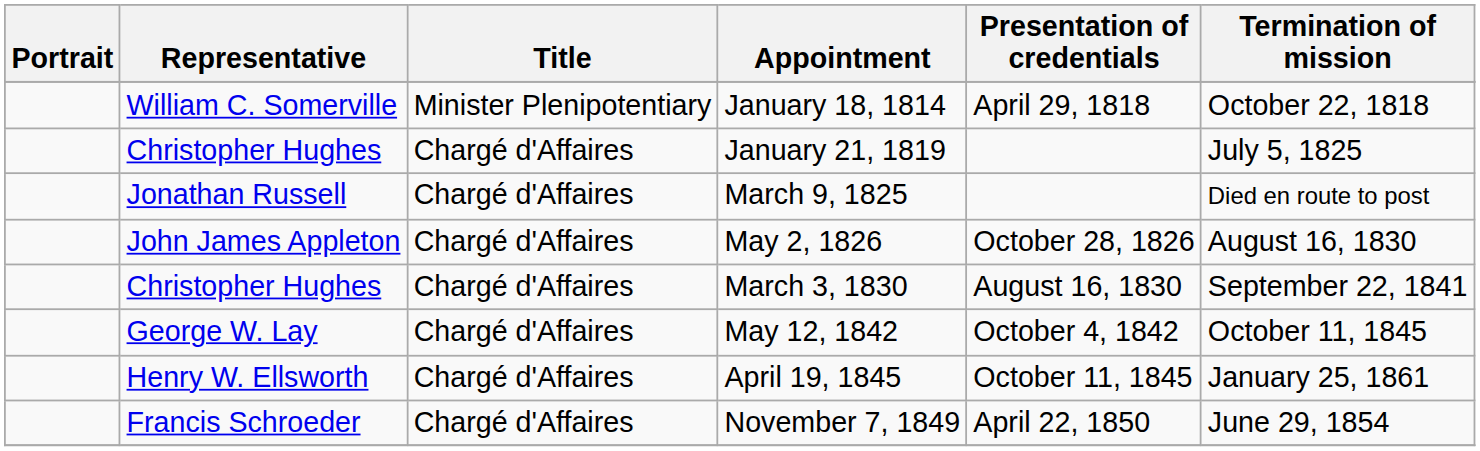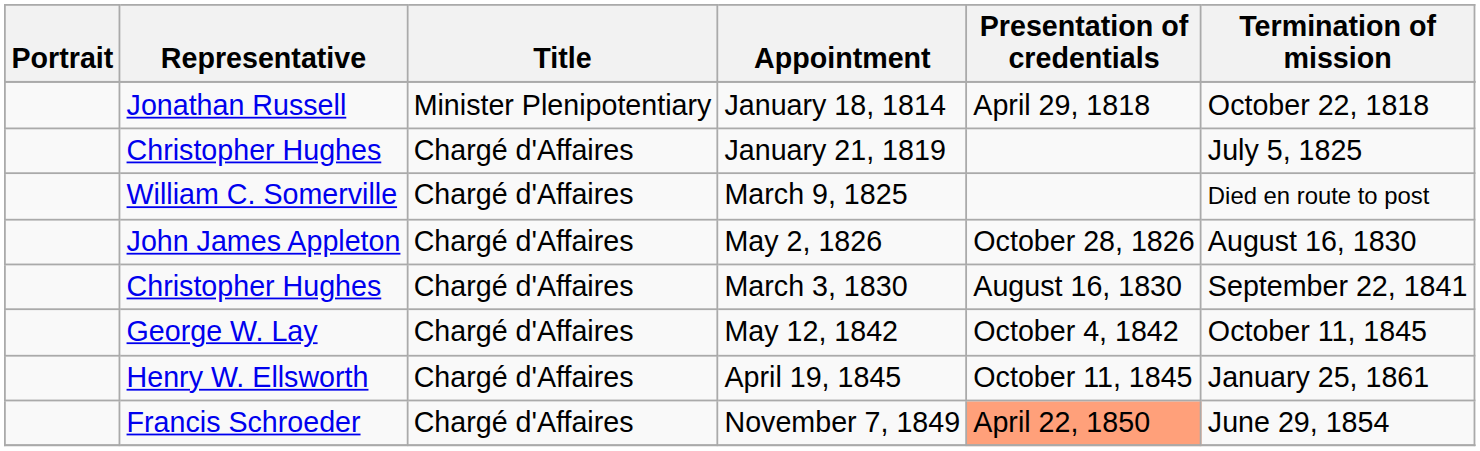(262, 104) William C. Somerville -> (236, 104) Jonathan Russell
(236, 195) Jonathan Russell -> (262, 195) William C. Somerville
(1062, 422) no background -> (1062, 422) lightsalmon background
